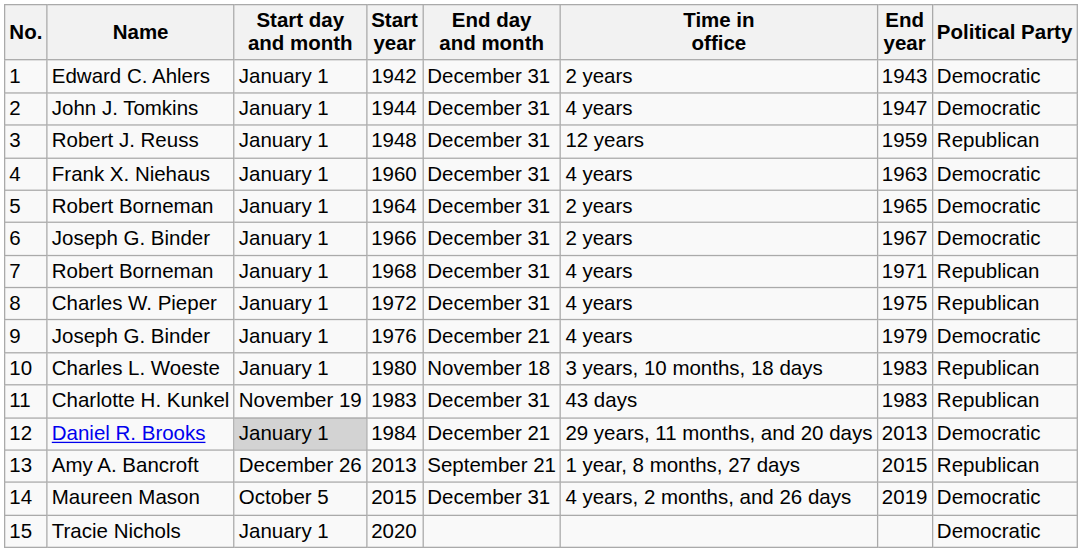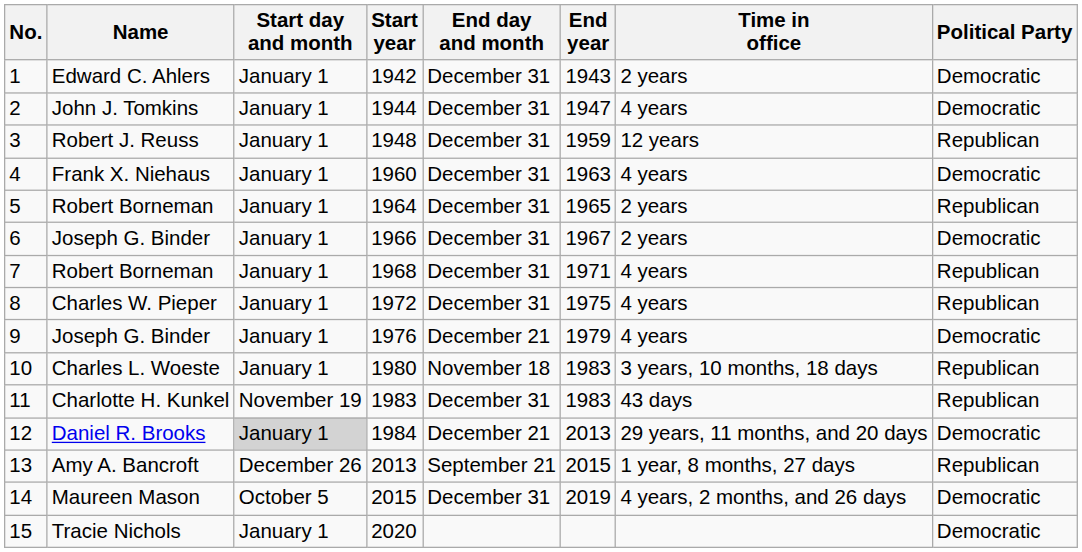columns swapped: (905, 32) <-> (719, 32)
(989, 206) Democratic -> (988, 206) Republican
